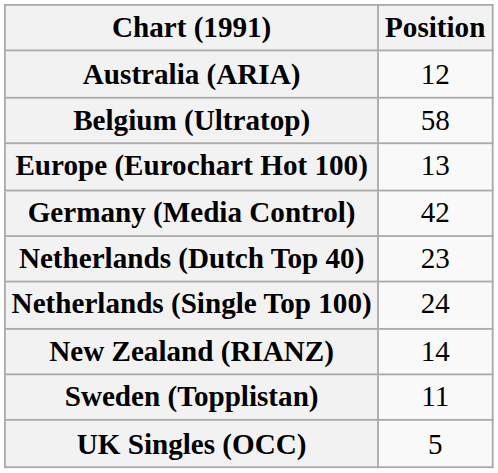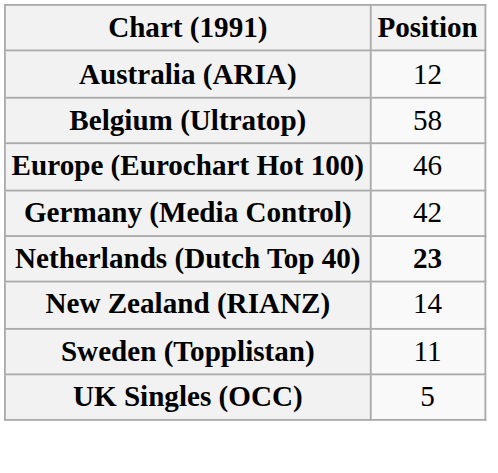(435, 166) 13 -> (428, 166) 46
(435, 258) normal -> (428, 258) bold
- row: (192, 304)
